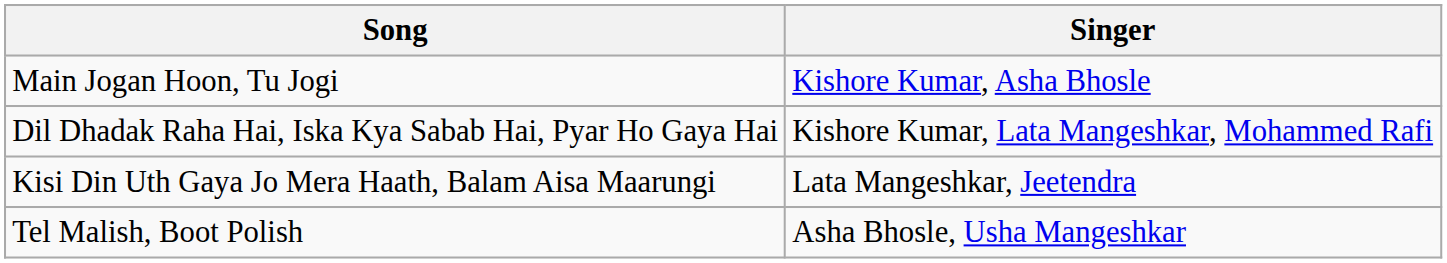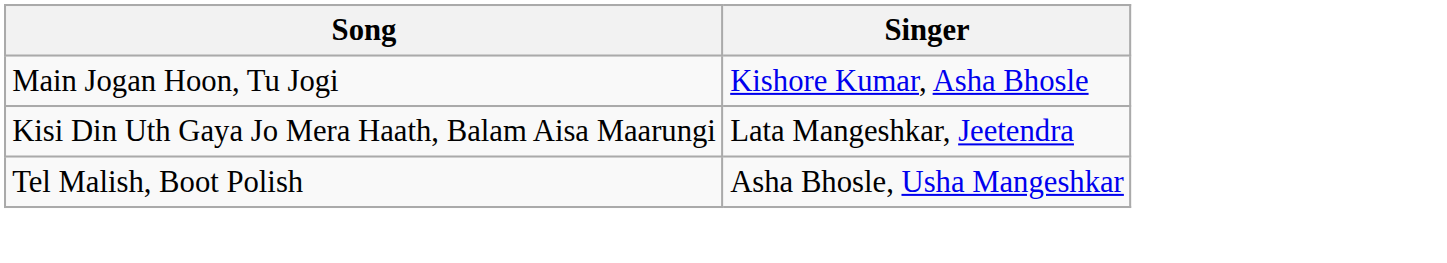- row: (395, 131)
